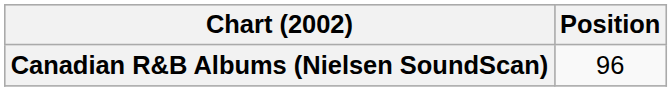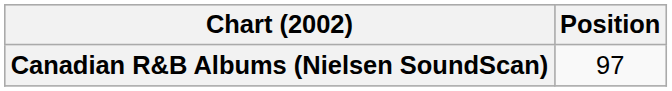(610, 65) 96 -> (610, 65) 97
